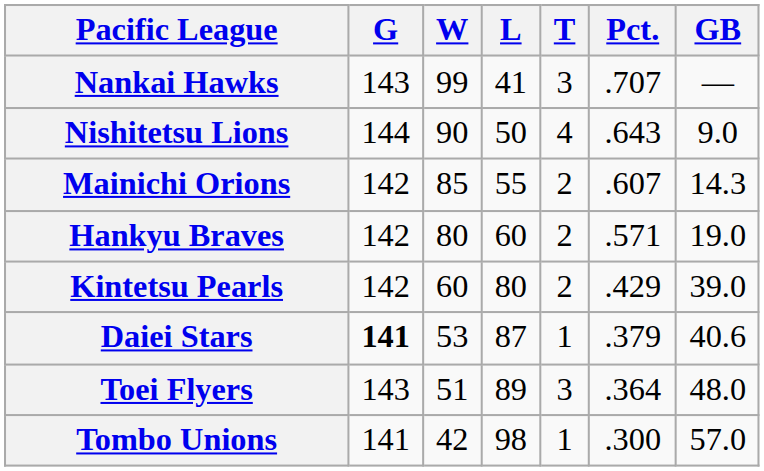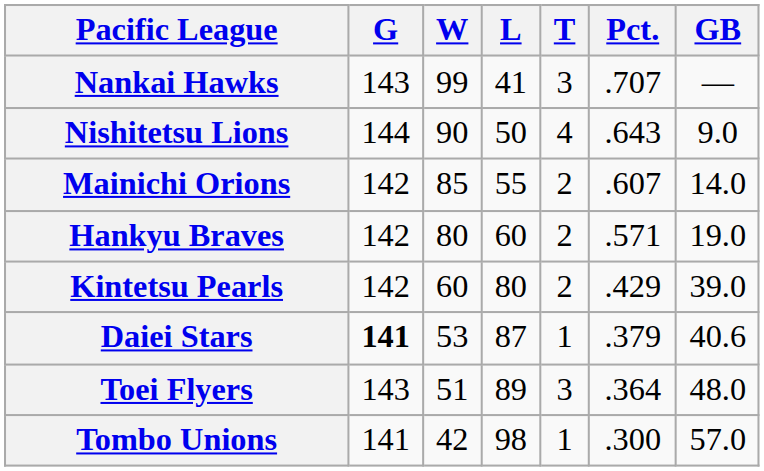(718, 183) 14.3 -> (718, 183) 14.0
